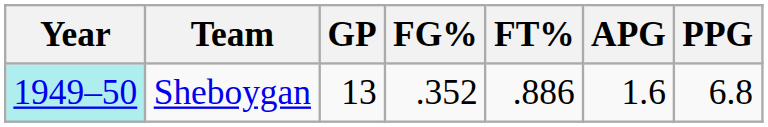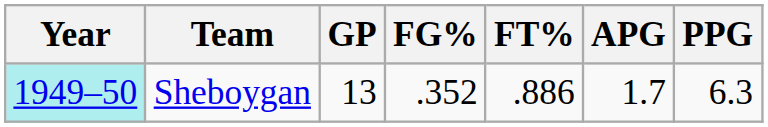(644, 92) 1.6 -> (644, 92) 1.7
(731, 92) 6.8 -> (731, 92) 6.3
